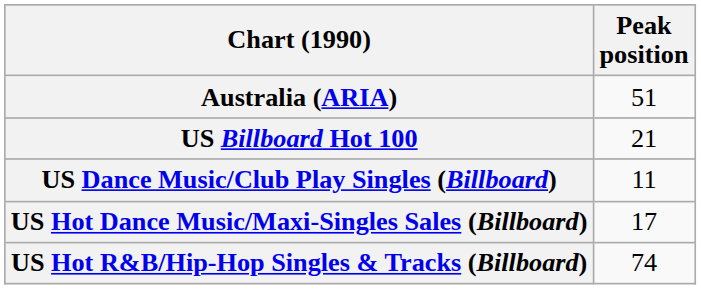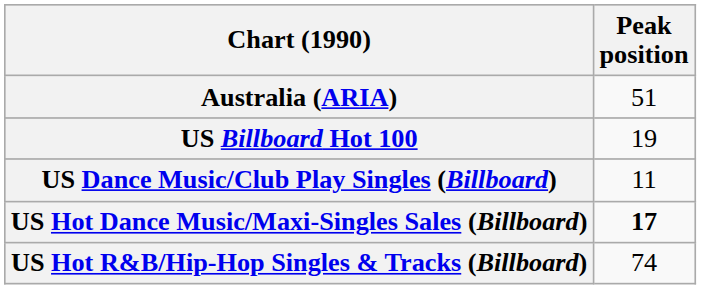(644, 138) 21 -> (644, 138) 19
(644, 221) normal -> (644, 221) bold
